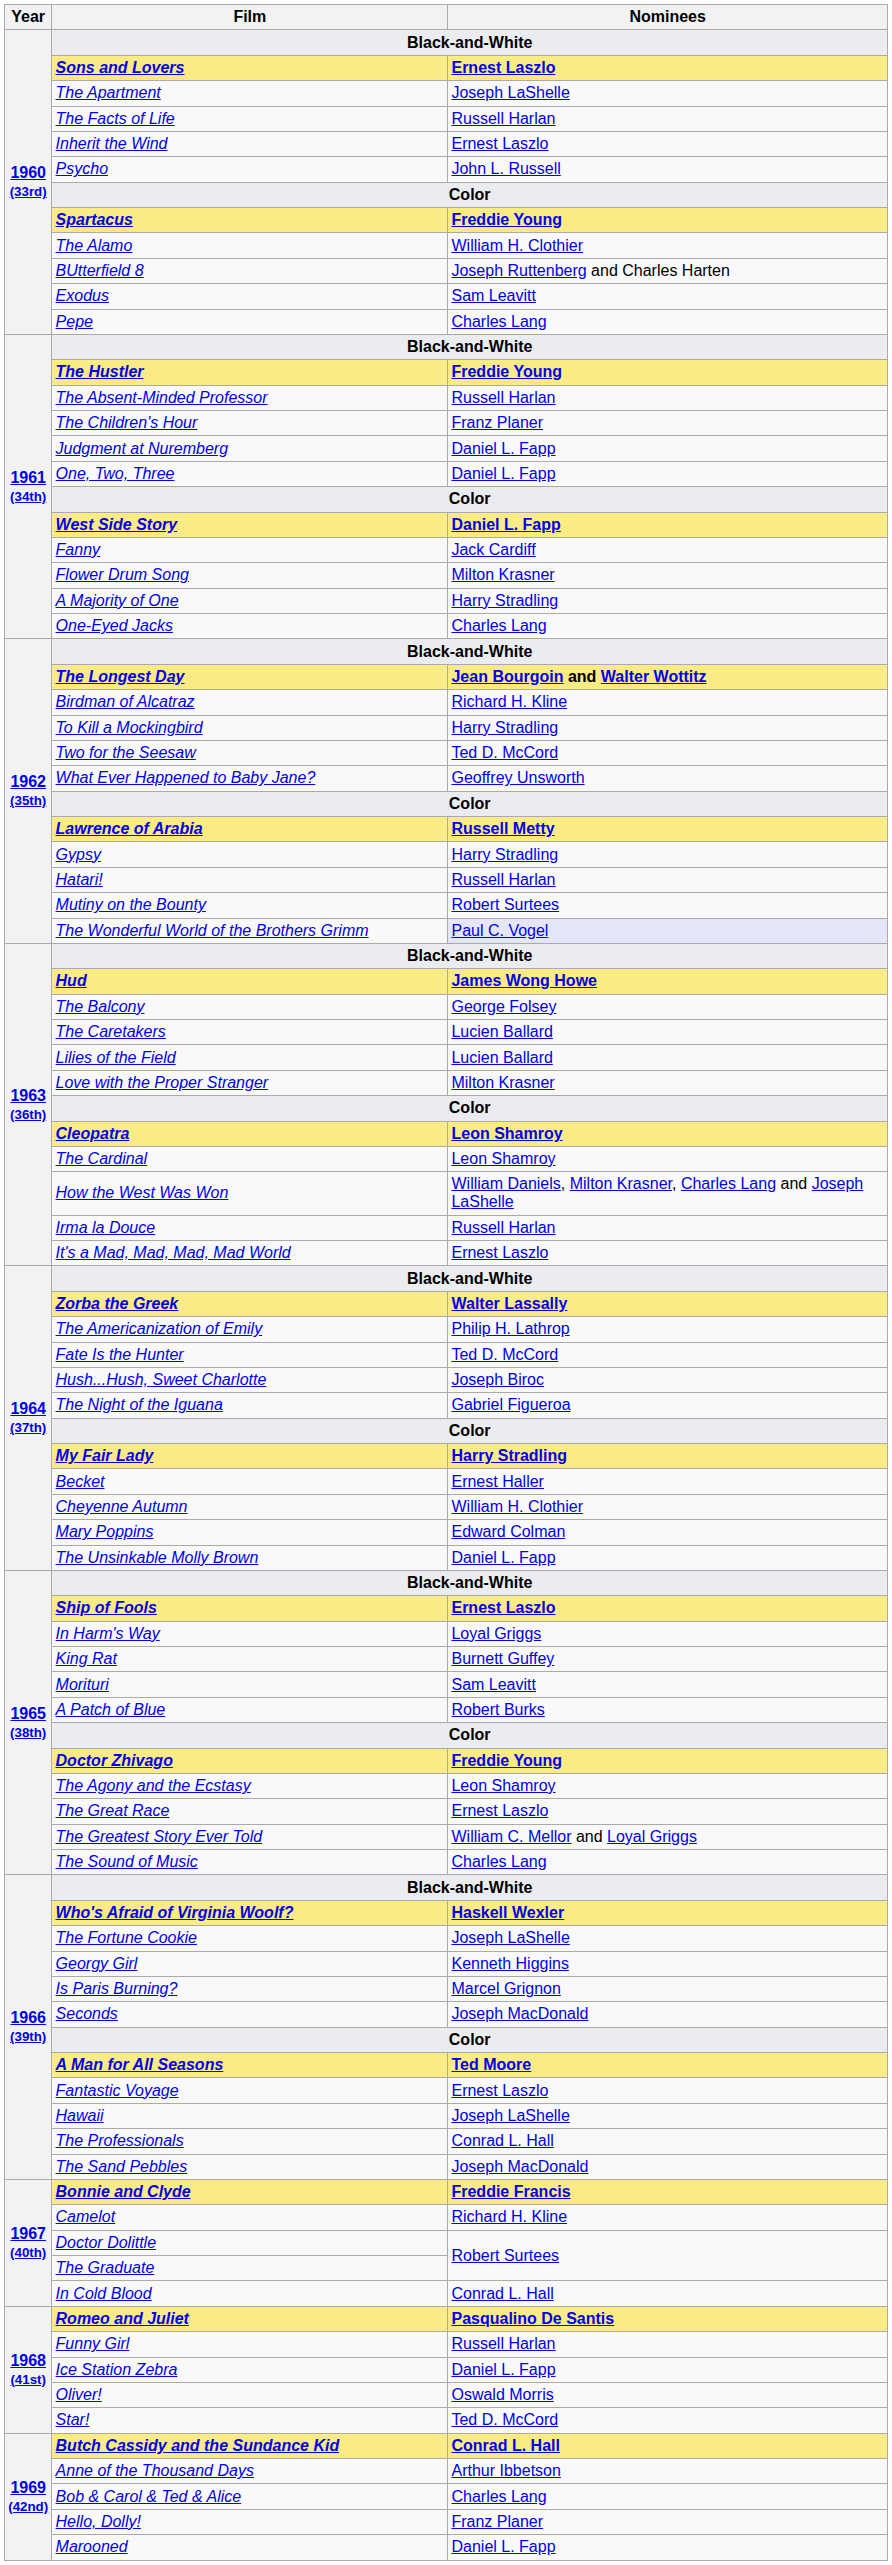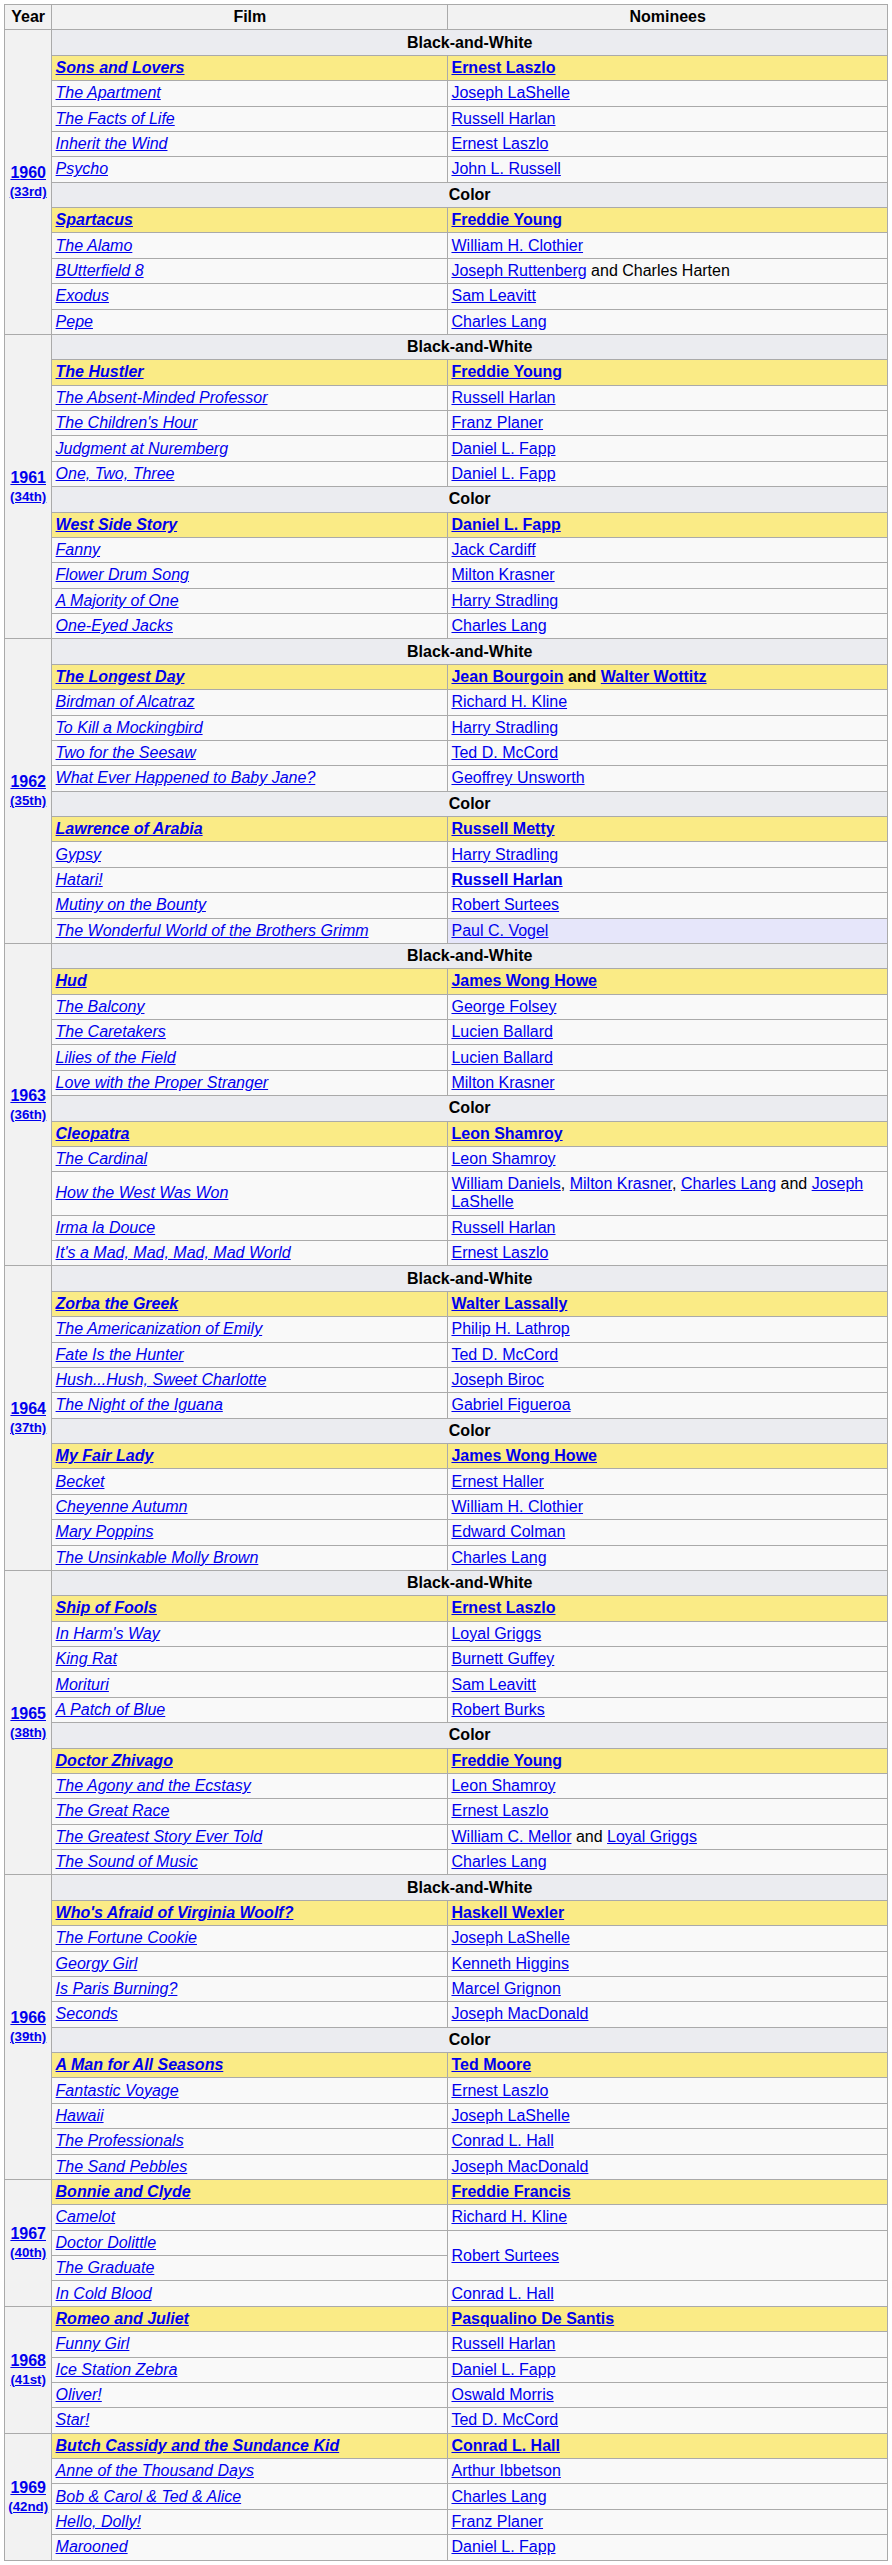(503, 879) normal -> (507, 879) bold
(509, 1456) Harry Stradling -> (524, 1456) James Wong Howe
(504, 1557) Daniel L. Fapp -> (499, 1557) Charles Lang
